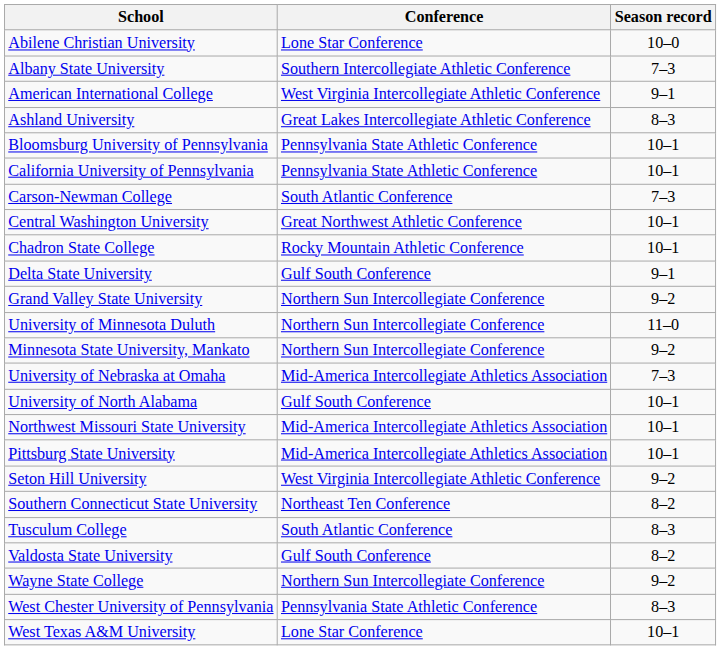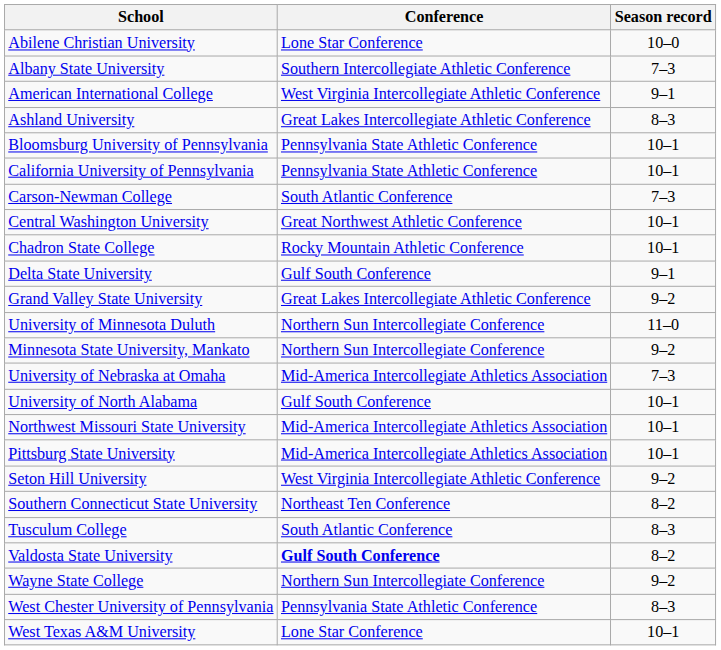(413, 299) Northern Sun Intercollegiate Conference -> (436, 299) Great Lakes Intercollegiate Athletic Conference
(356, 555) normal -> (360, 555) bold
